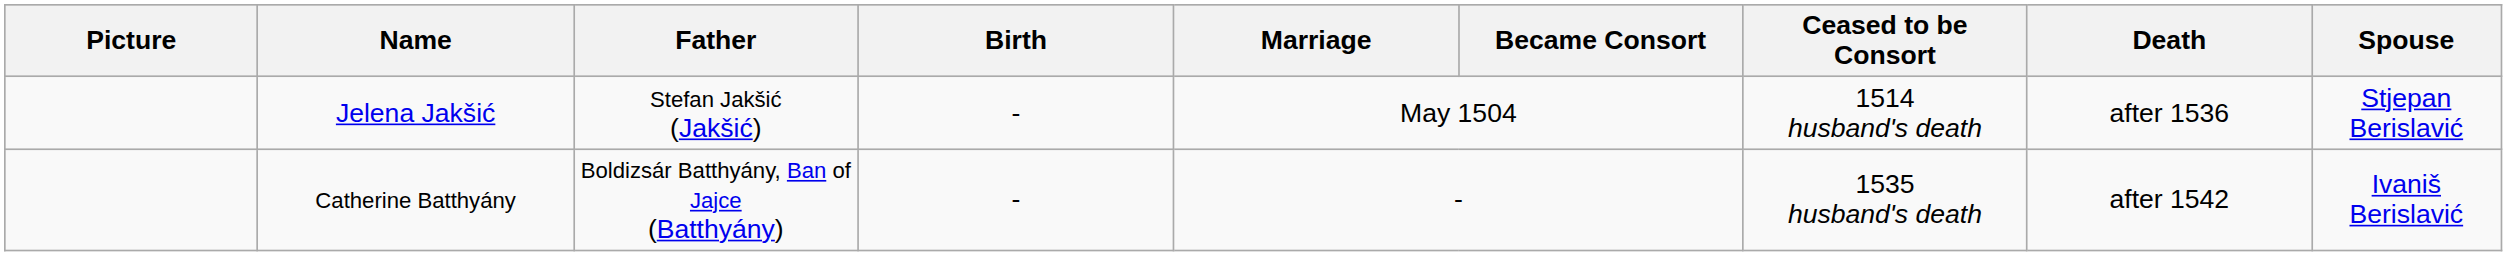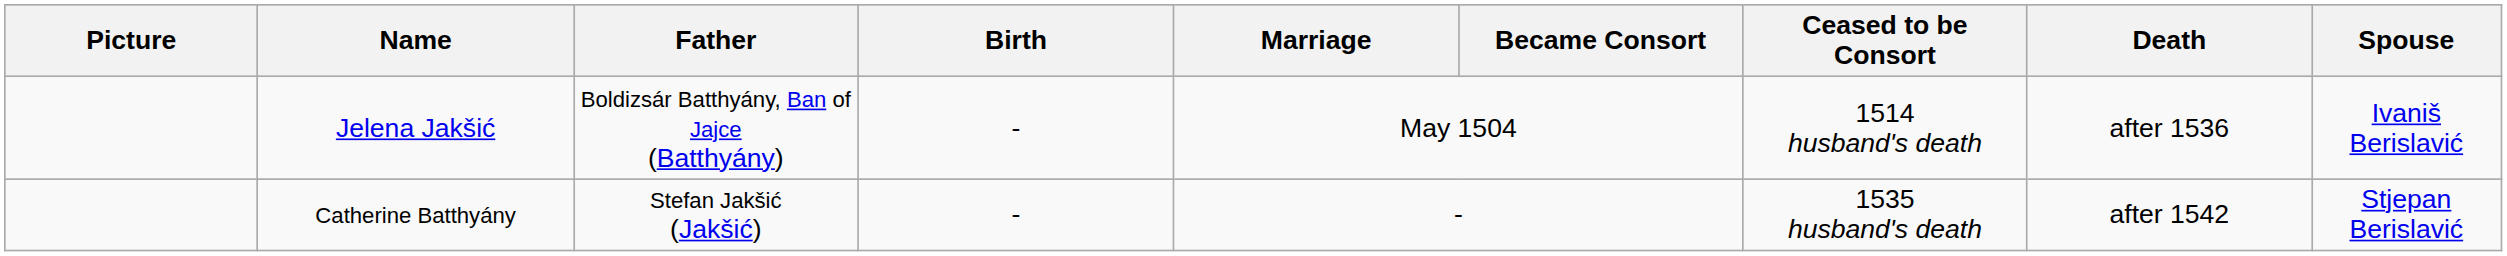(716, 114) Stefan Jakšić (Jakšić) -> (716, 129) Boldizsár Batthyány, Ban of Jajce (Batthyány)
(2406, 112) Stjepan Berislavić -> (2406, 127) Ivaniš Berislavić
(716, 201) Boldizsár Batthyány, Ban of Jajce (Batthyány) -> (716, 216) Stefan Jakšić (Jakšić)
(2406, 199) Ivaniš Berislavić -> (2406, 214) Stjepan Berislavić
